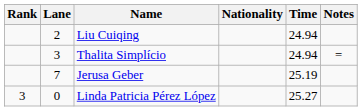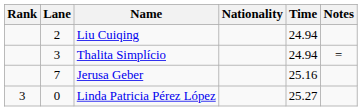(303, 75) 25.19 -> (303, 75) 25.16
